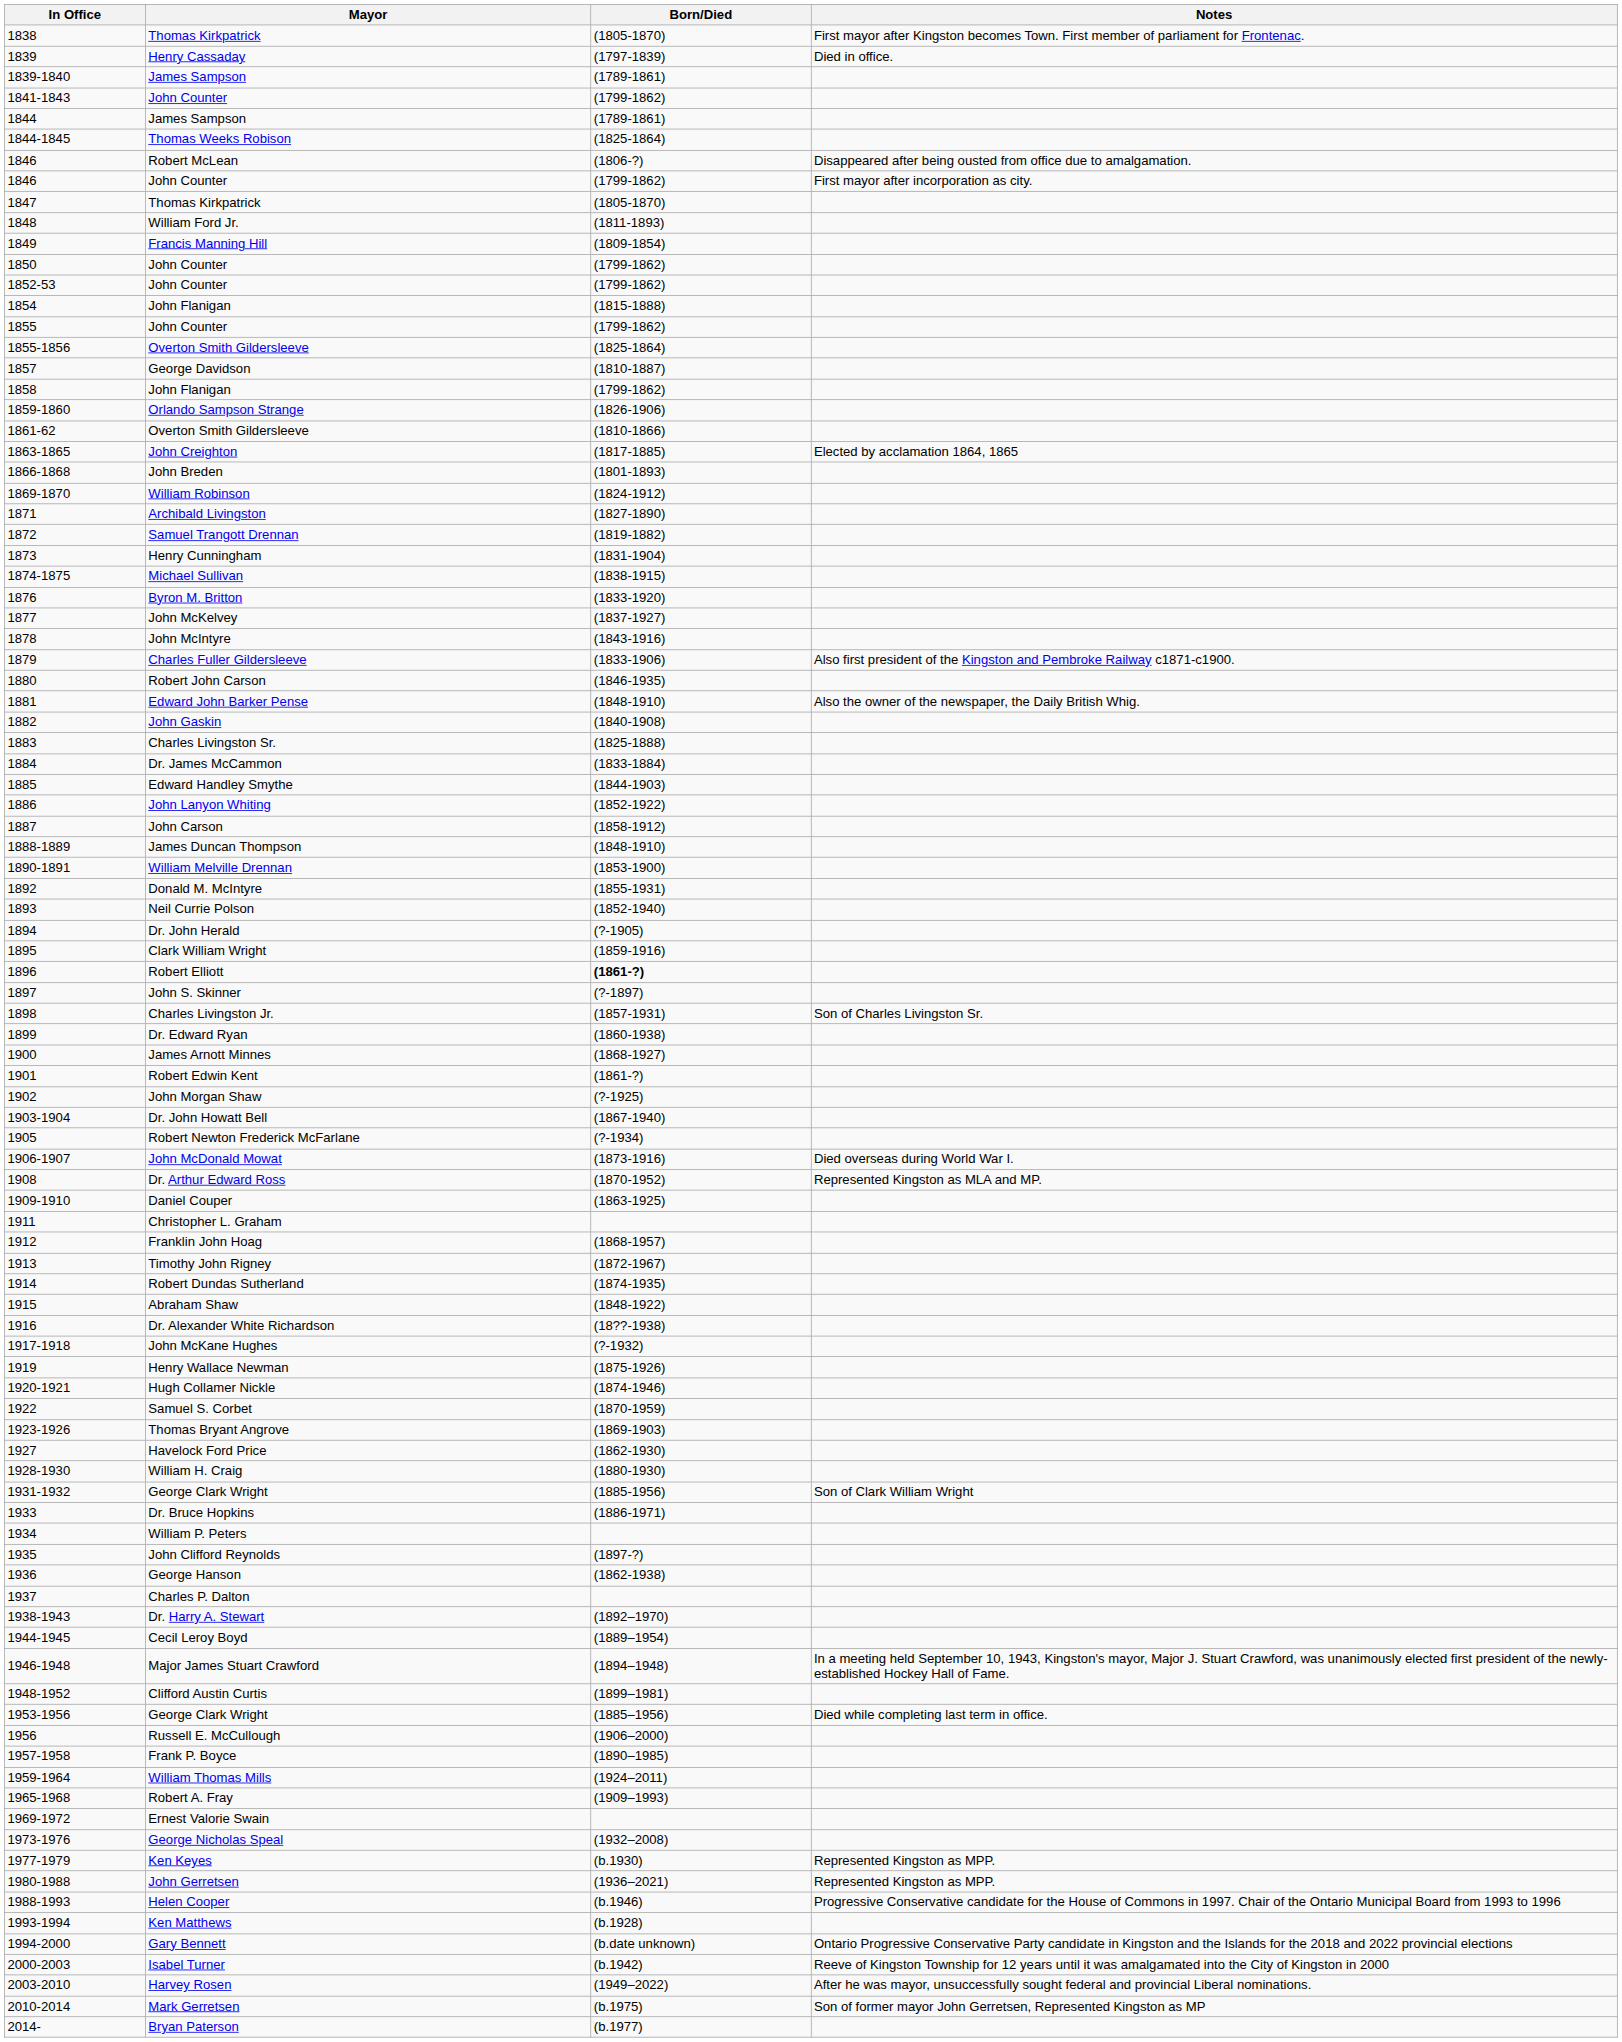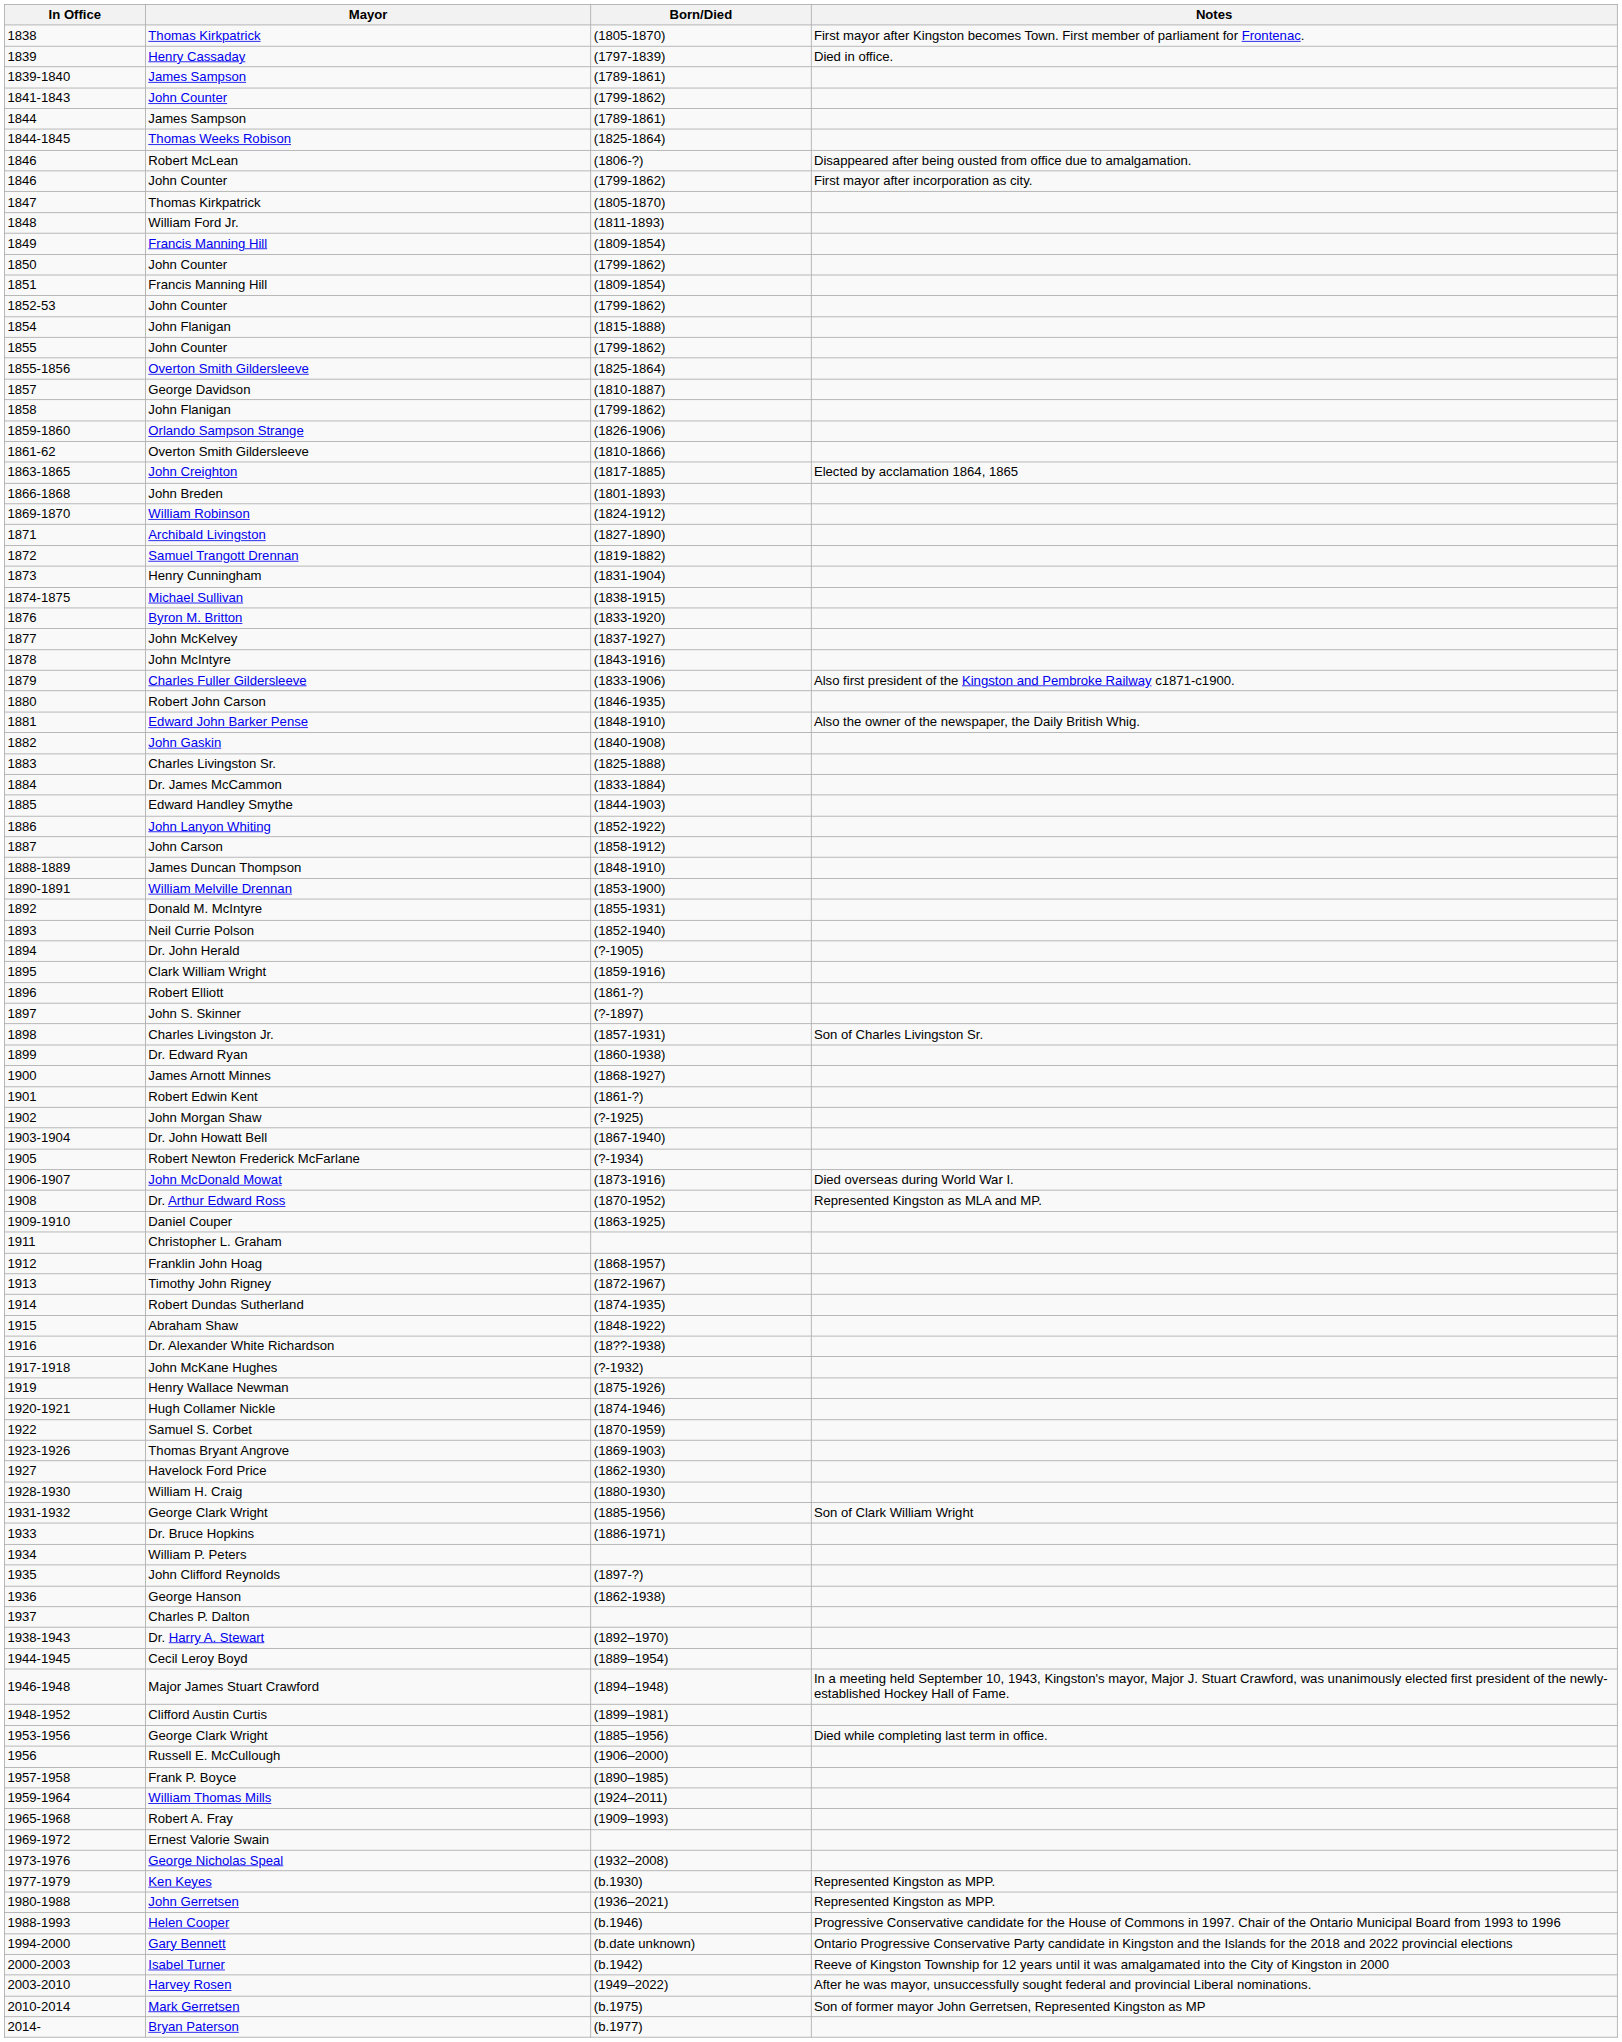+ row: (22, 285)
(619, 972) bold -> (619, 992) normal
- row: (39, 1923)
